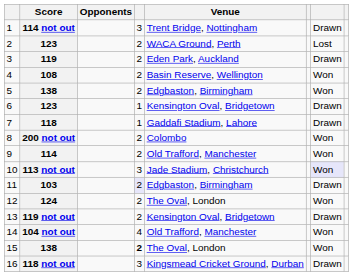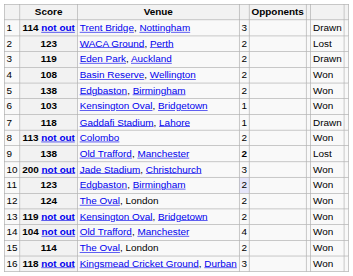columns swapped: (106, 12) <-> (225, 12)
(49, 106) 123 -> (49, 106) 103
(327, 106) Drawn -> (323, 106) Won
(49, 138) 200 not out -> (49, 138) 113 not out
(49, 153) 114 -> (49, 153) 138
(139, 153) normal -> (244, 153) bold
(323, 153) Won -> (322, 153) Lost
(49, 169) 113 not out -> (49, 169) 200 not out
(323, 169) lavender background -> (323, 169) no background
(49, 185) 103 -> (49, 185) 123
(327, 185) Drawn -> (323, 185) Won
(327, 216) Drawn -> (323, 216) Won
(49, 248) 138 -> (49, 248) 114
(139, 248) bold -> (244, 248) normal
(327, 264) Drawn -> (323, 264) Won
